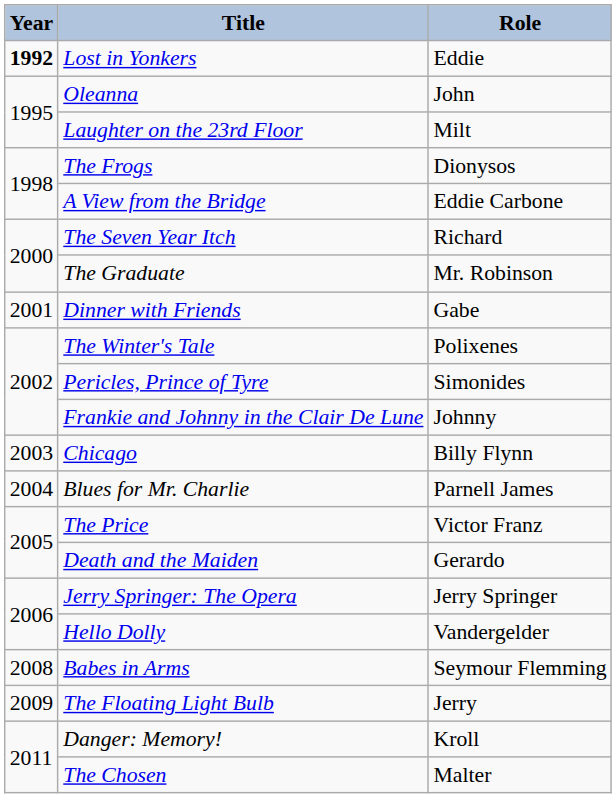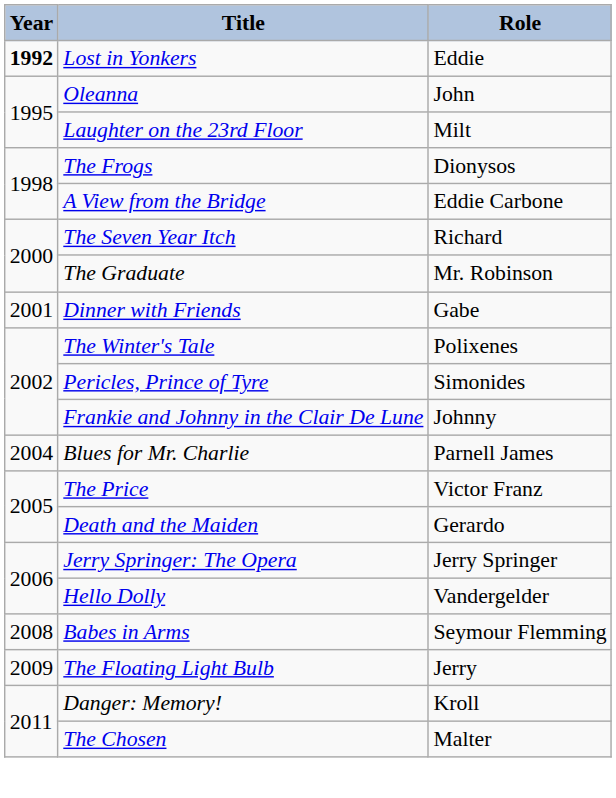- row: (100, 452)
